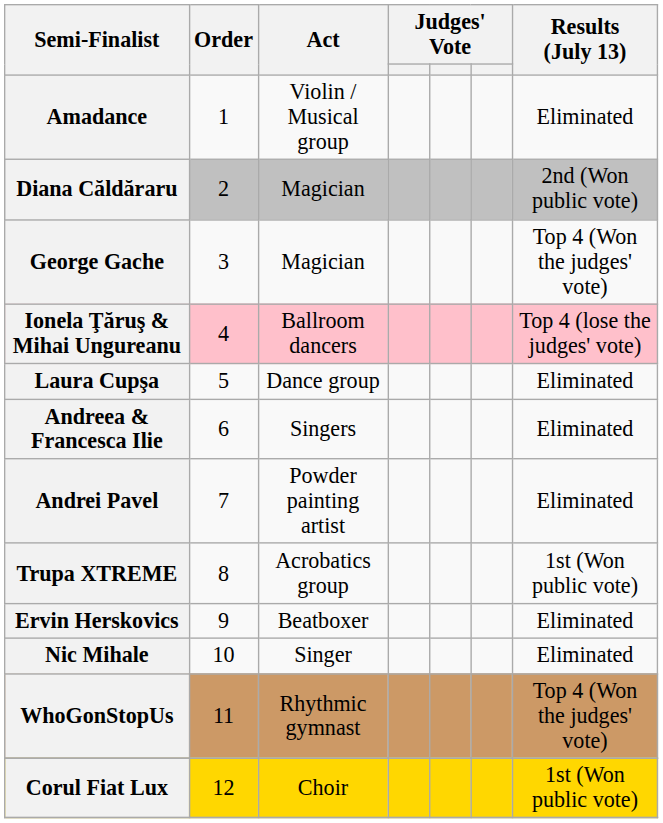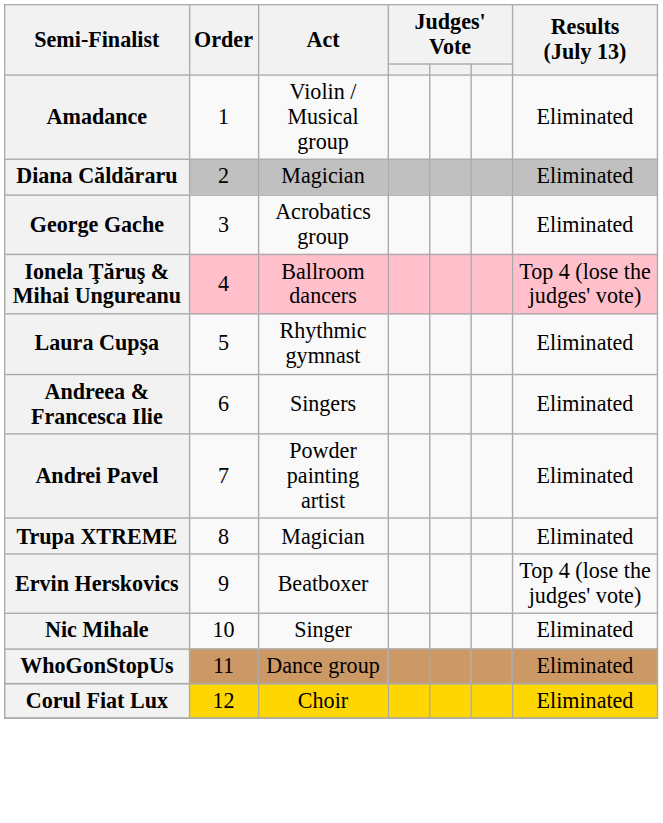(585, 189) 2nd (Won public vote) -> (585, 176) Eliminated
(323, 261) Magician -> (323, 224) Acrobatics group
(585, 261) Top 4 (Won the judges' vote) -> (585, 224) Eliminated
(323, 381) Dance group -> (323, 343) Rhythmic gymnast
(323, 573) Acrobatics group -> (323, 535) Magician
(585, 573) 1st (Won public vote) -> (585, 535) Eliminated
(585, 620) Eliminated -> (585, 583) Top 4 (lose the judges' vote)
(323, 715) Rhythmic gymnast -> (323, 665) Dance group
(585, 715) Top 4 (Won the judges' vote) -> (585, 665) Eliminated
(585, 787) 1st (Won public vote) -> (585, 700) Eliminated
